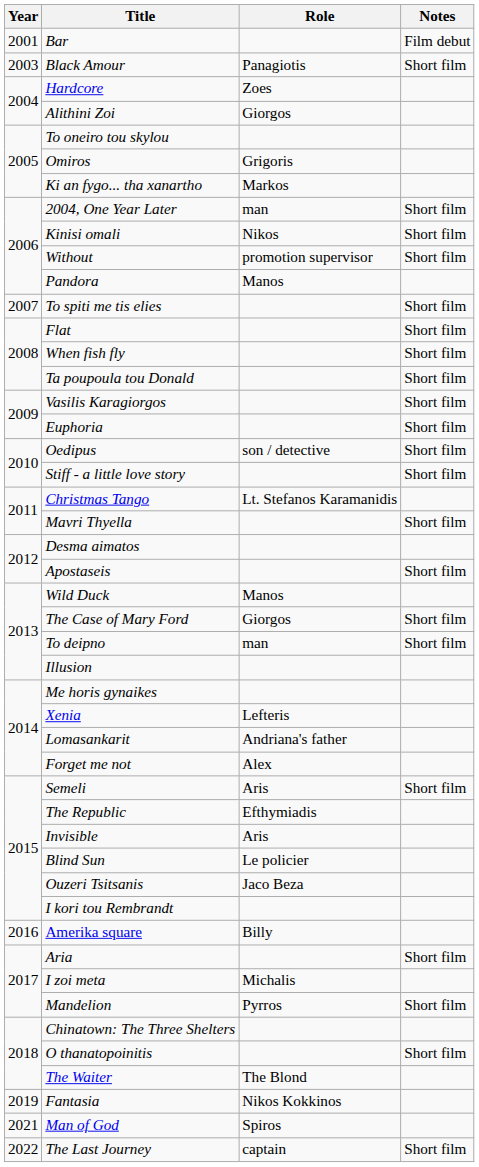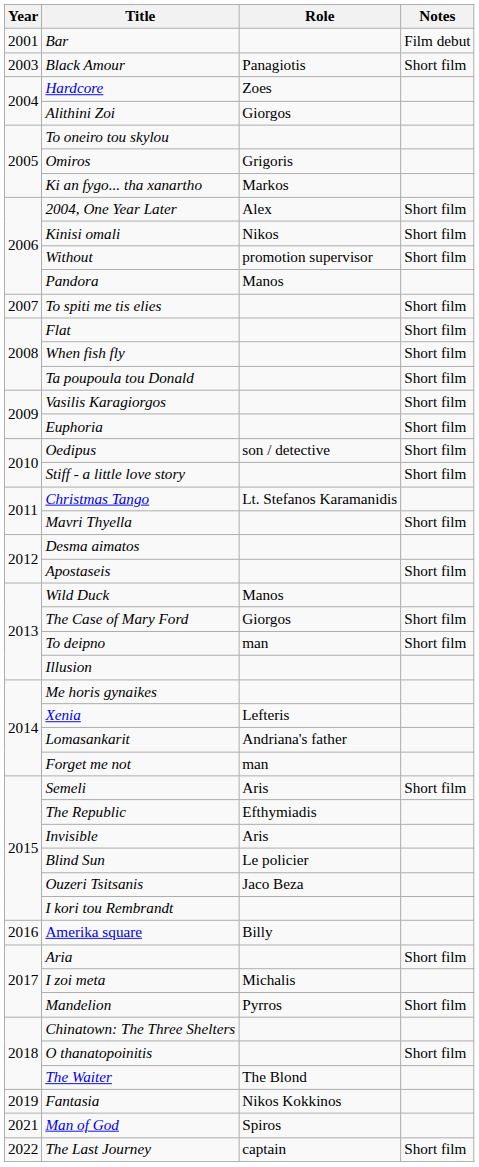(255, 209) man -> (257, 209) Alex
(257, 763) Alex -> (255, 763) man
